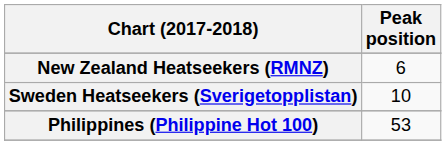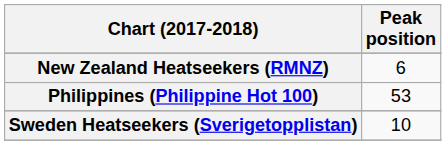rows swapped: (183, 125) <-> (183, 96)
